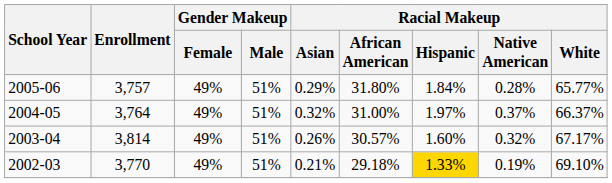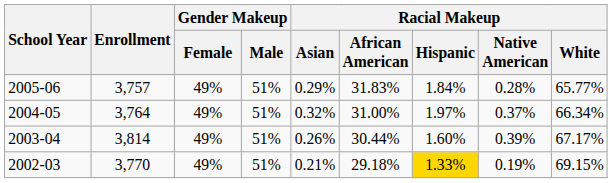(375, 87) 31.80% -> (375, 87) 31.83%
(580, 113) 66.37% -> (580, 113) 66.34%
(375, 139) 30.57% -> (375, 139) 30.44%
(515, 139) 0.32% -> (515, 139) 0.39%
(580, 165) 69.10% -> (580, 165) 69.15%
